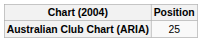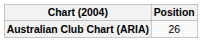(174, 29) 25 -> (174, 29) 26
